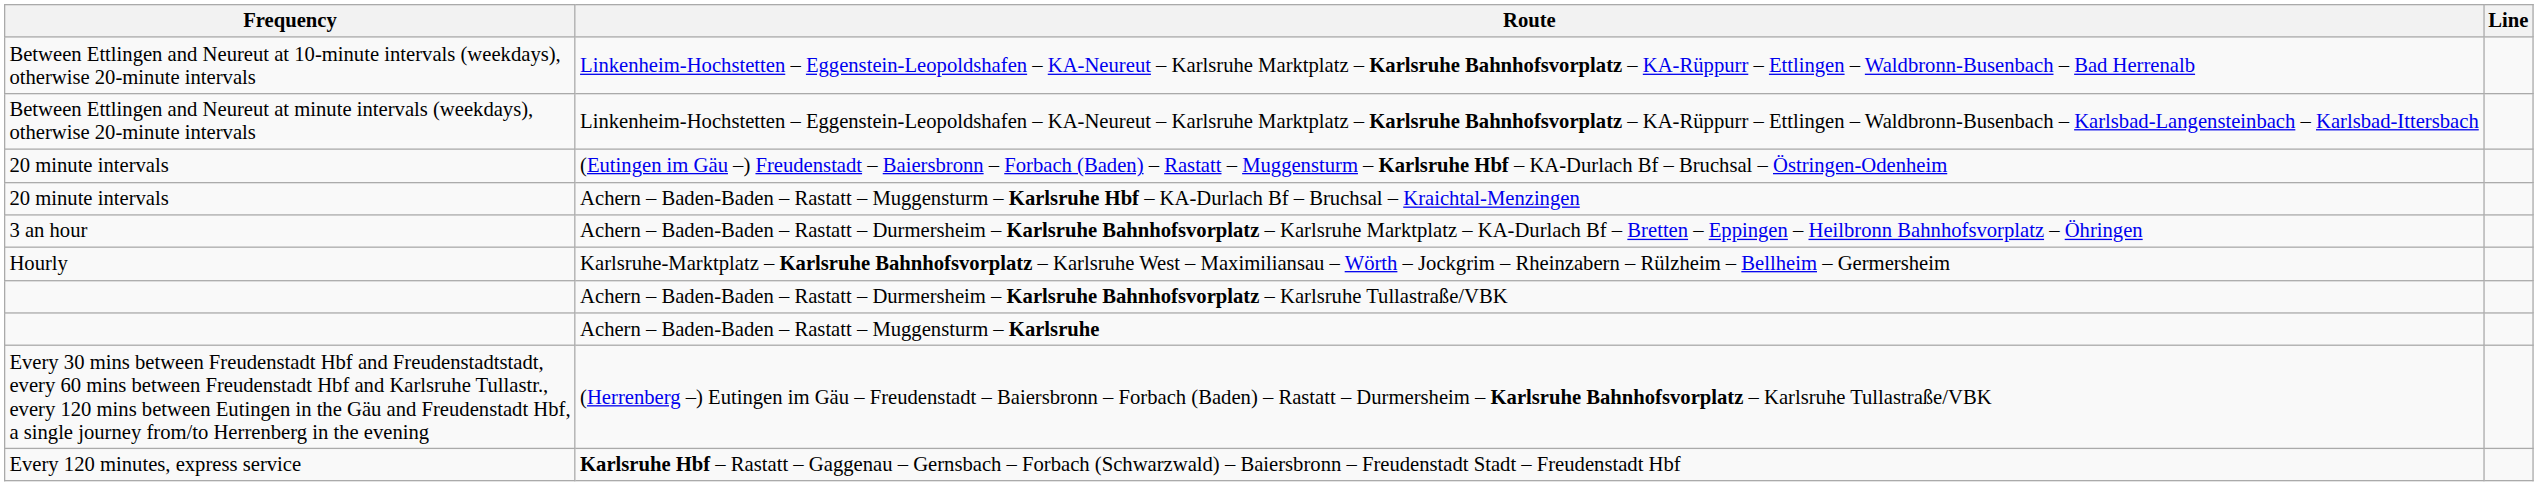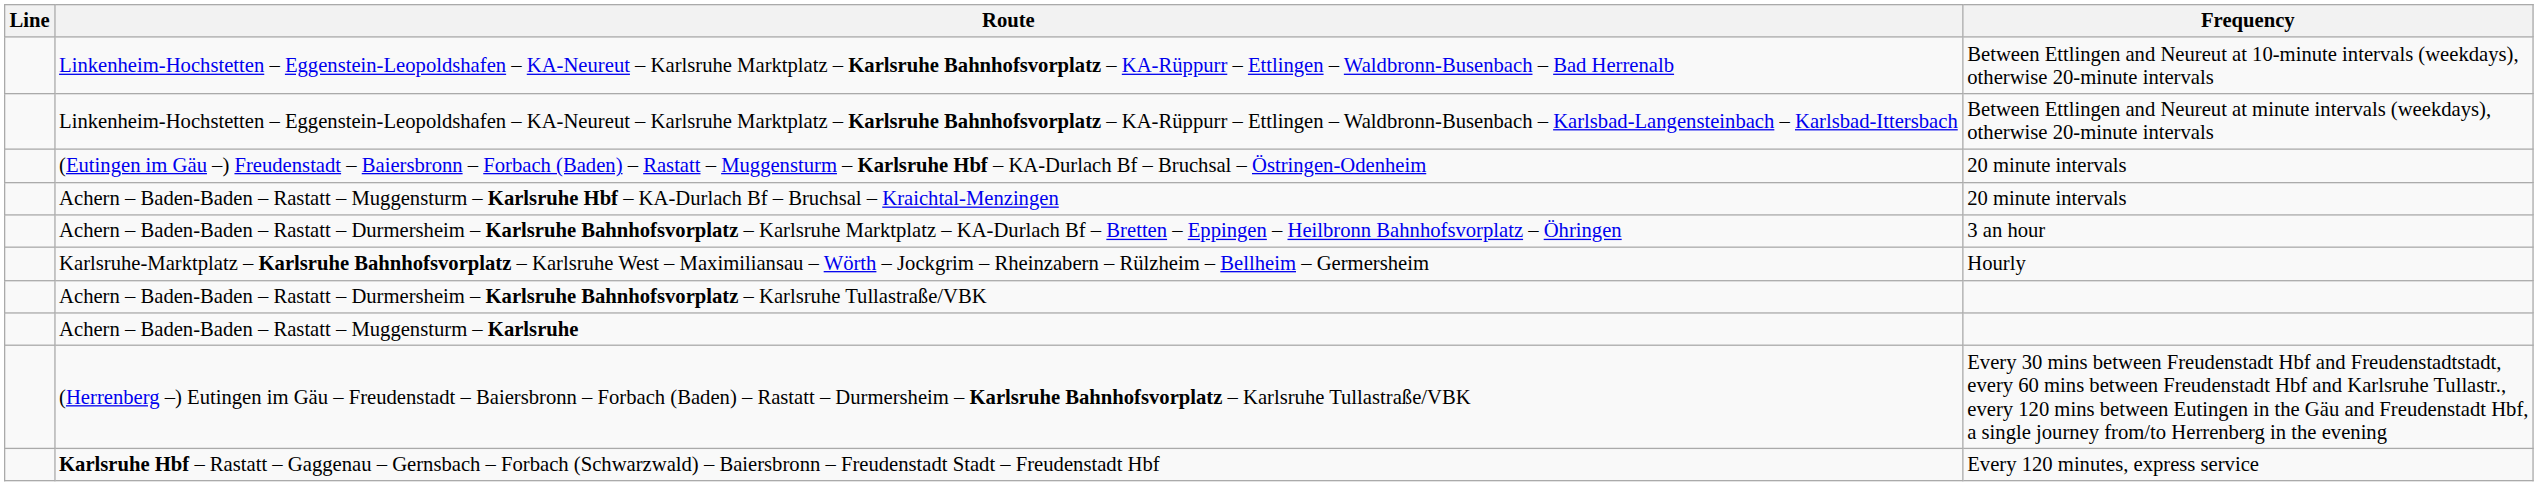columns swapped: (2508, 20) <-> (290, 20)
